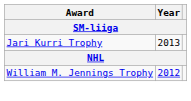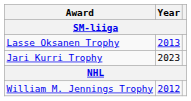+ row: (63, 42)
(169, 42) 2013 -> (169, 58) 2023
